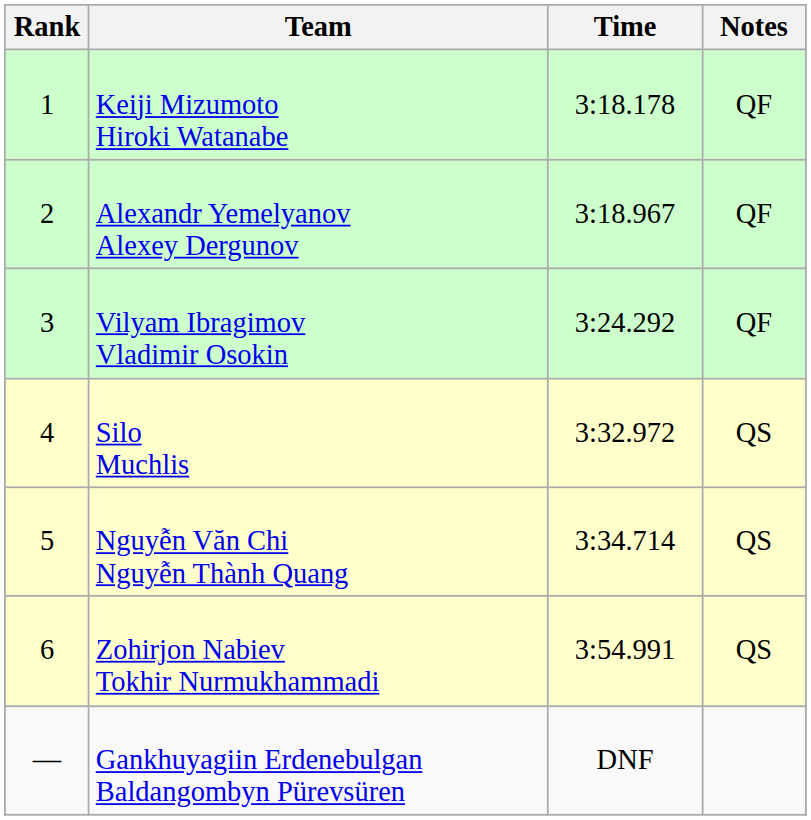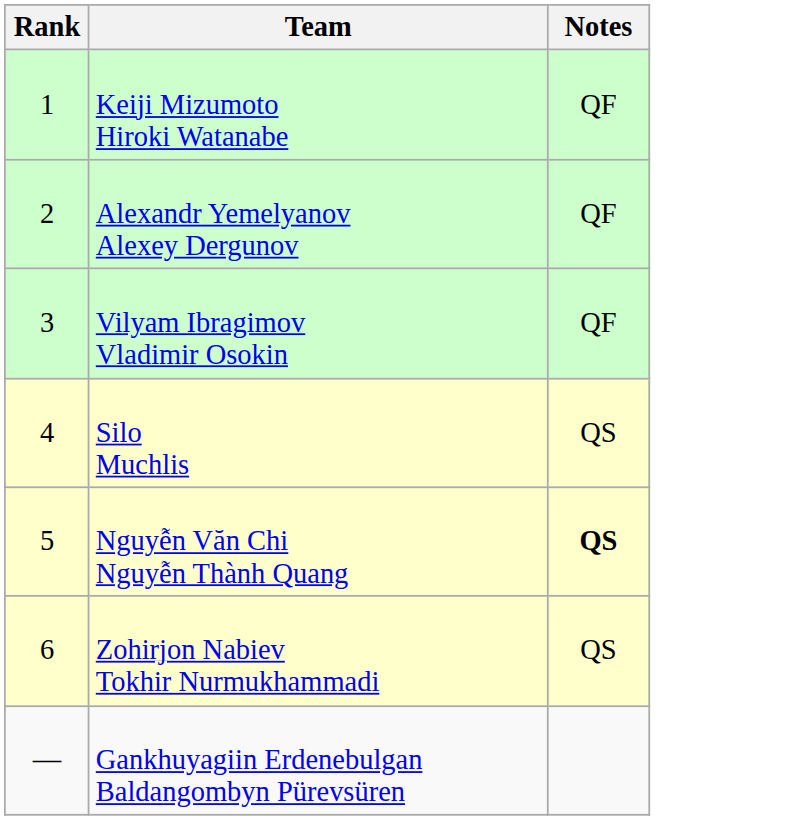- column: (625, 27)
(754, 541) normal -> (598, 541) bold
